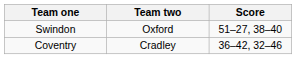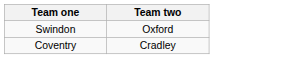- column: (250, 12)
